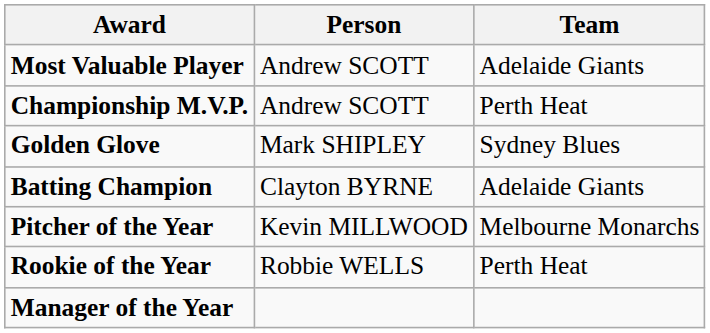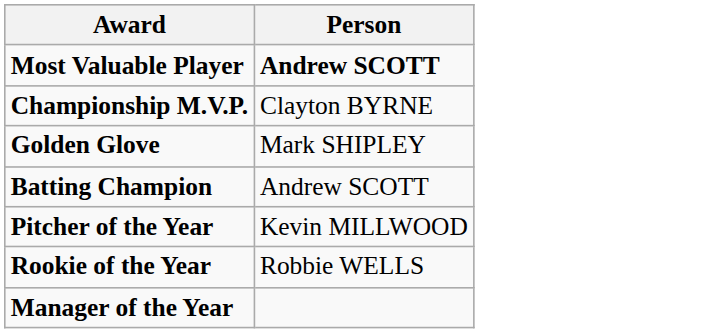- column: (589, 24)
(344, 65) normal -> (350, 65) bold
(344, 105) Andrew SCOTT -> (346, 105) Clayton BYRNE
(346, 186) Clayton BYRNE -> (344, 186) Andrew SCOTT
